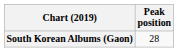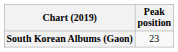(154, 39) 28 -> (154, 39) 23
